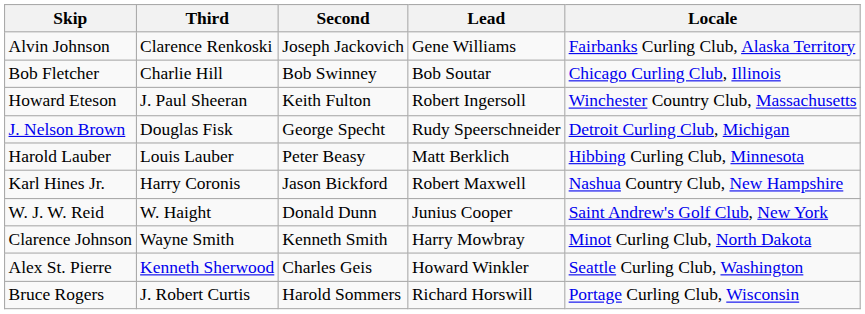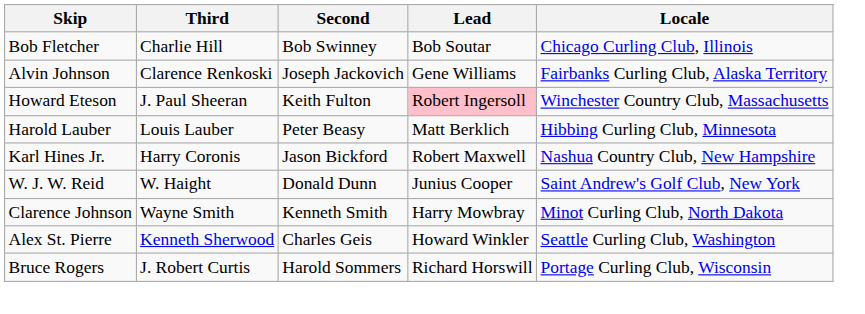rows swapped: (59, 45) <-> (54, 73)
(469, 101) no background -> (469, 101) pink background
- row: (67, 128)
